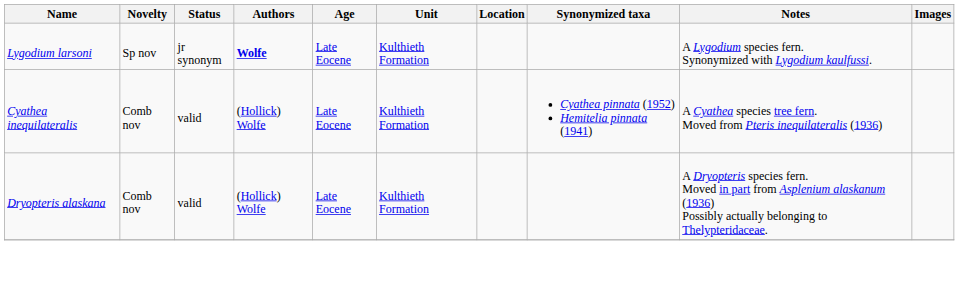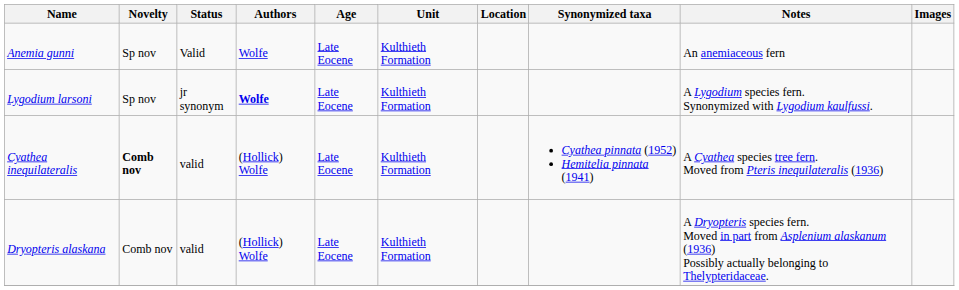+ row: (41, 53)
(137, 118) normal -> (138, 164) bold
